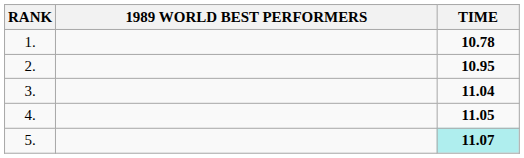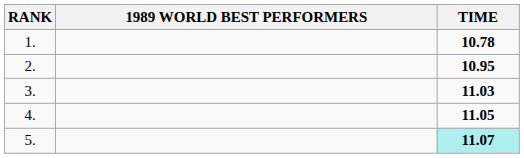(478, 91) 11.04 -> (478, 91) 11.03
